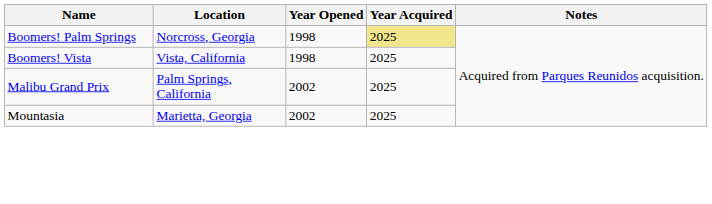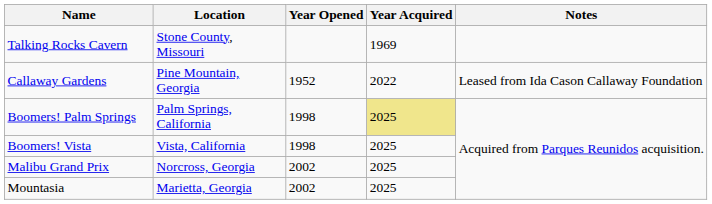+ row: (68, 44)
+ row: (57, 80)
(206, 36) Norcross, Georgia -> (194, 116) Palm Springs, California
(194, 86) Palm Springs, California -> (206, 167) Norcross, Georgia
